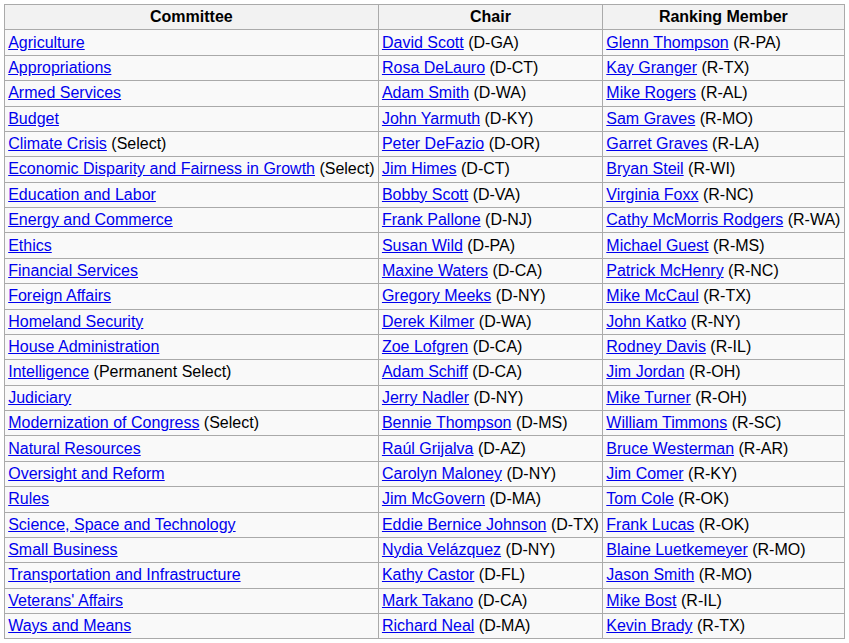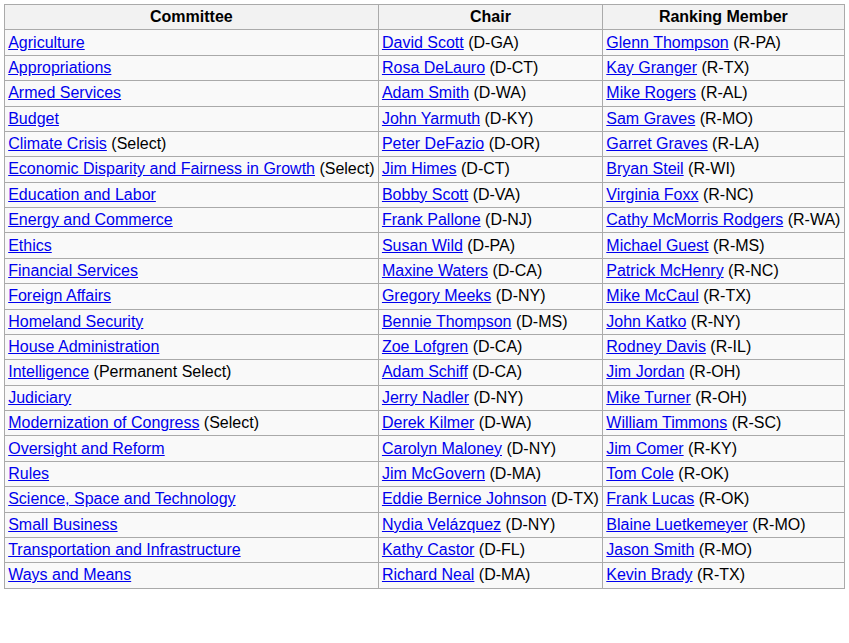(457, 321) Derek Kilmer (D-WA) -> (475, 321) Bennie Thompson (D-MS)
(475, 423) Bennie Thompson (D-MS) -> (457, 423) Derek Kilmer (D-WA)
- row: (74, 448)
- row: (66, 600)
